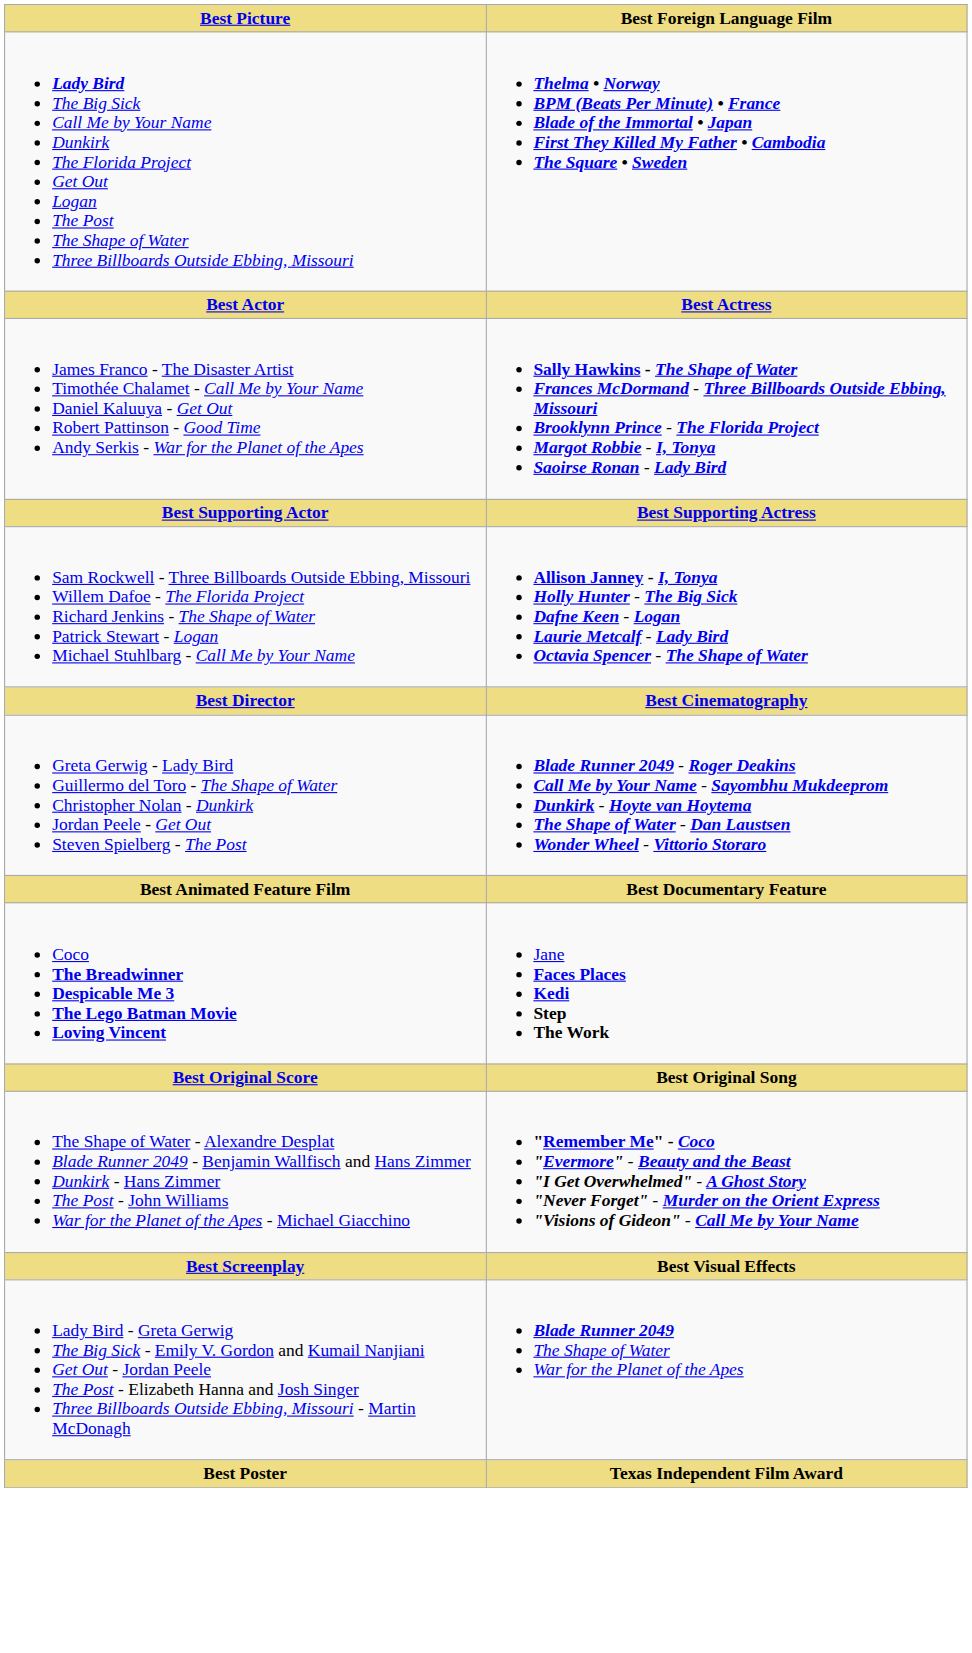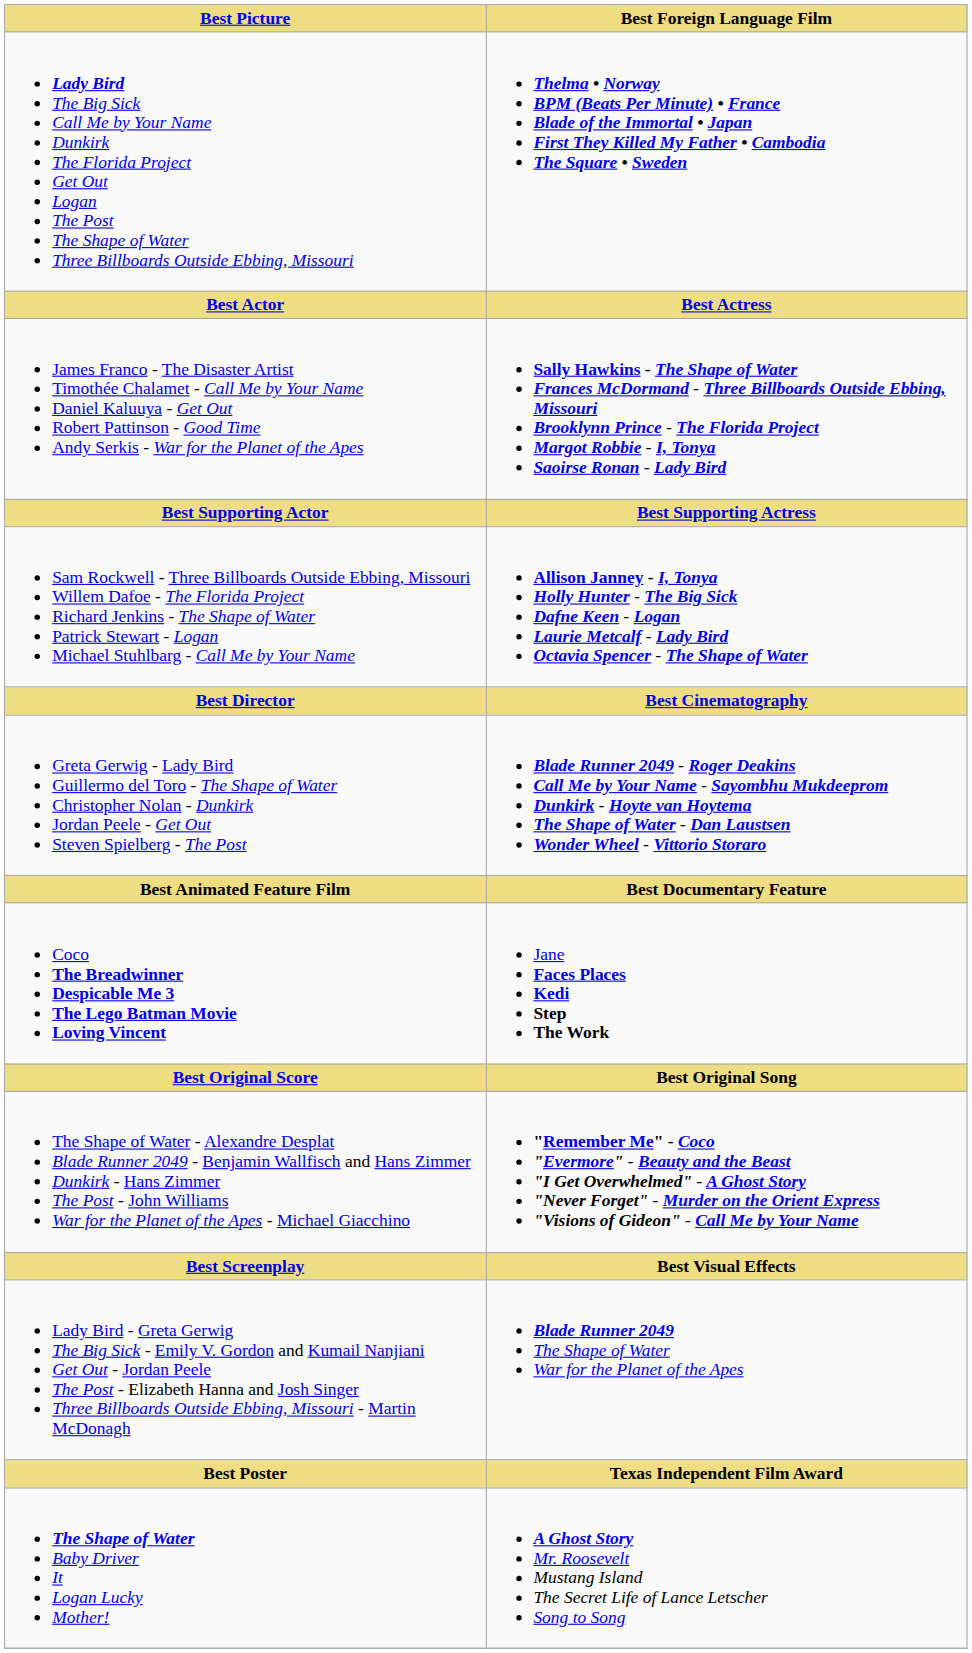+ row: (245, 1578)
